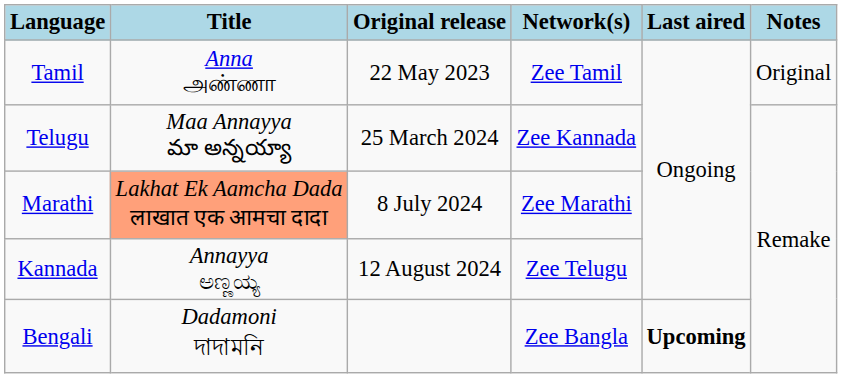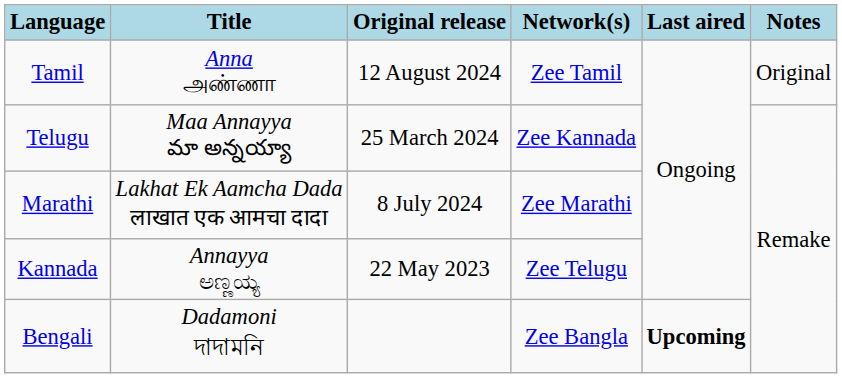(430, 72) 22 May 2023 -> (430, 72) 12 August 2024
(229, 203) lightsalmon background -> (229, 203) no background
(430, 268) 12 August 2024 -> (430, 268) 22 May 2023
